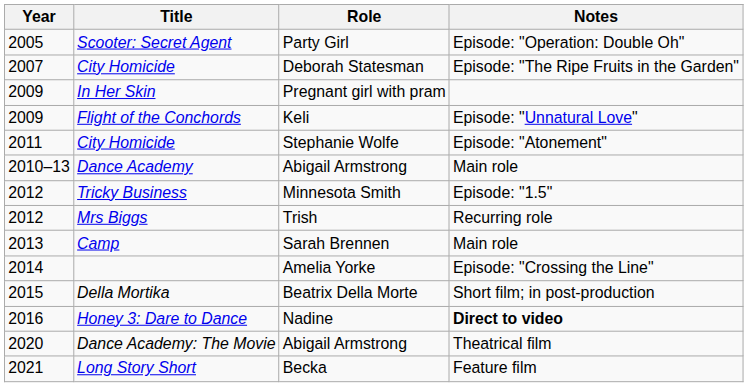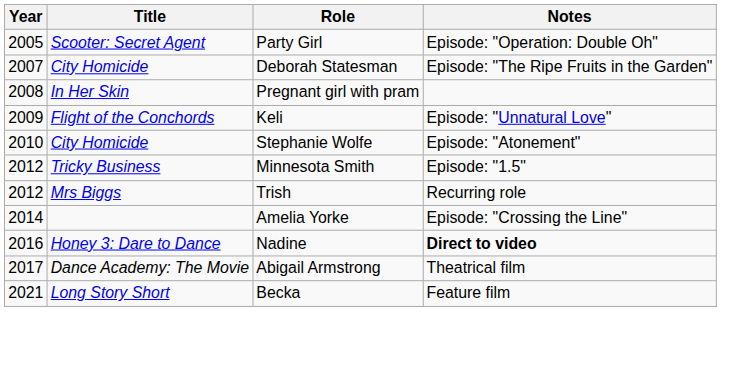(26, 92) 2009 -> (26, 92) 2008
(25, 142) 2011 -> (26, 142) 2010
- row: (135, 167)
- row: (98, 243)
- row: (123, 293)
(26, 343) 2020 -> (26, 268) 2017
